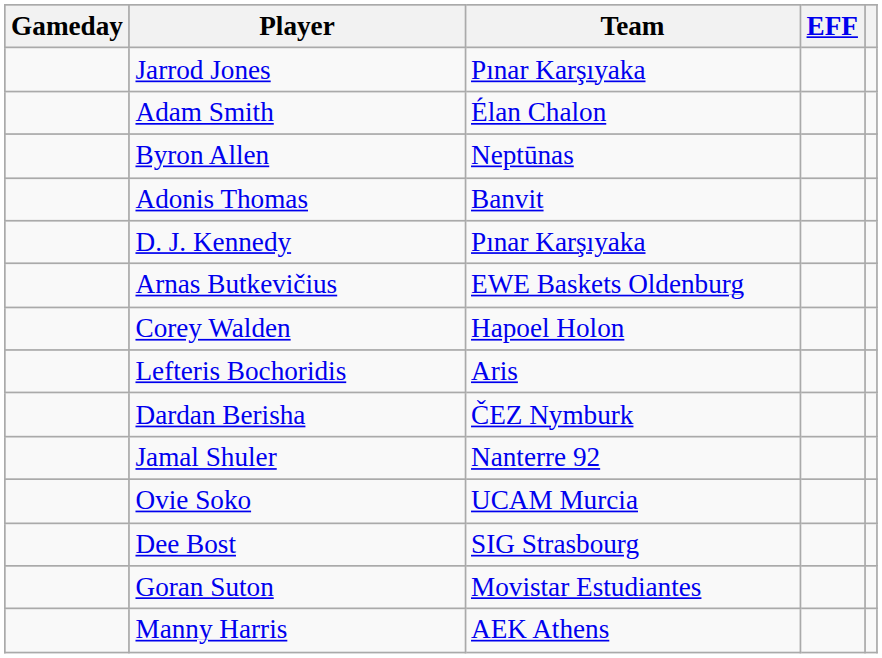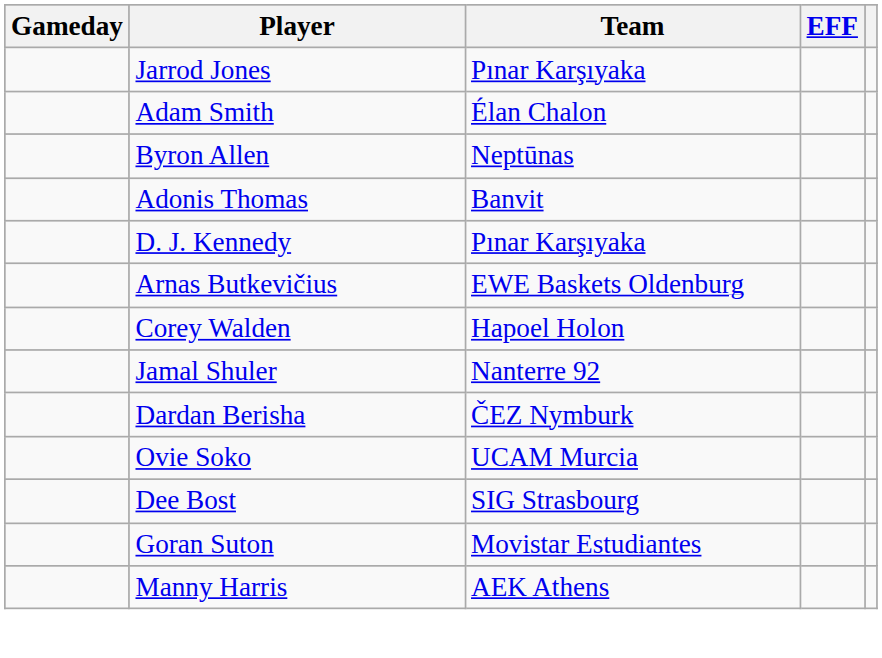- row: (241, 371)
rows swapped: (206, 457) <-> (220, 414)
